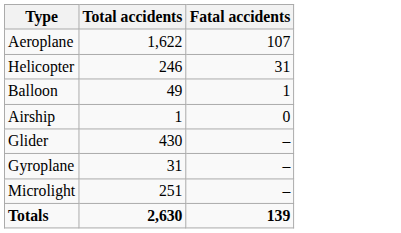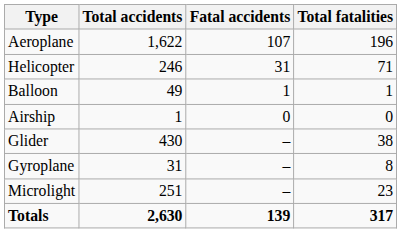+ column: (345, 16)
